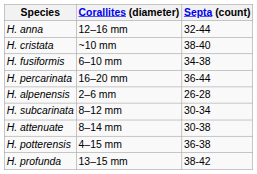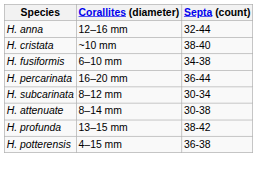- row: (38, 95)
rows swapped: (39, 144) <-> (34, 161)
